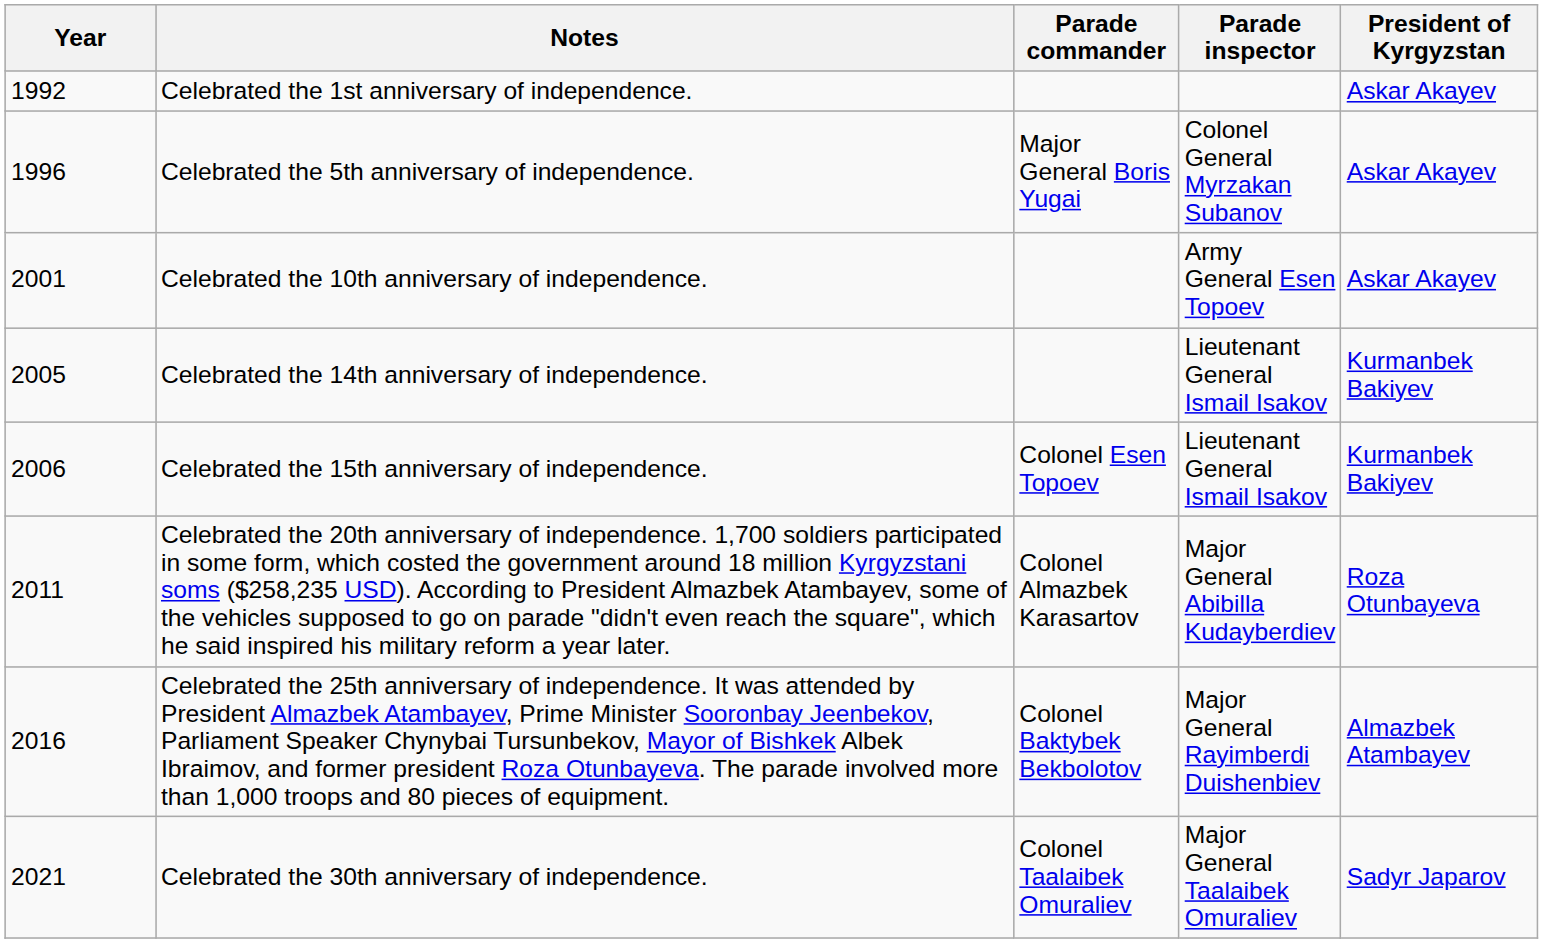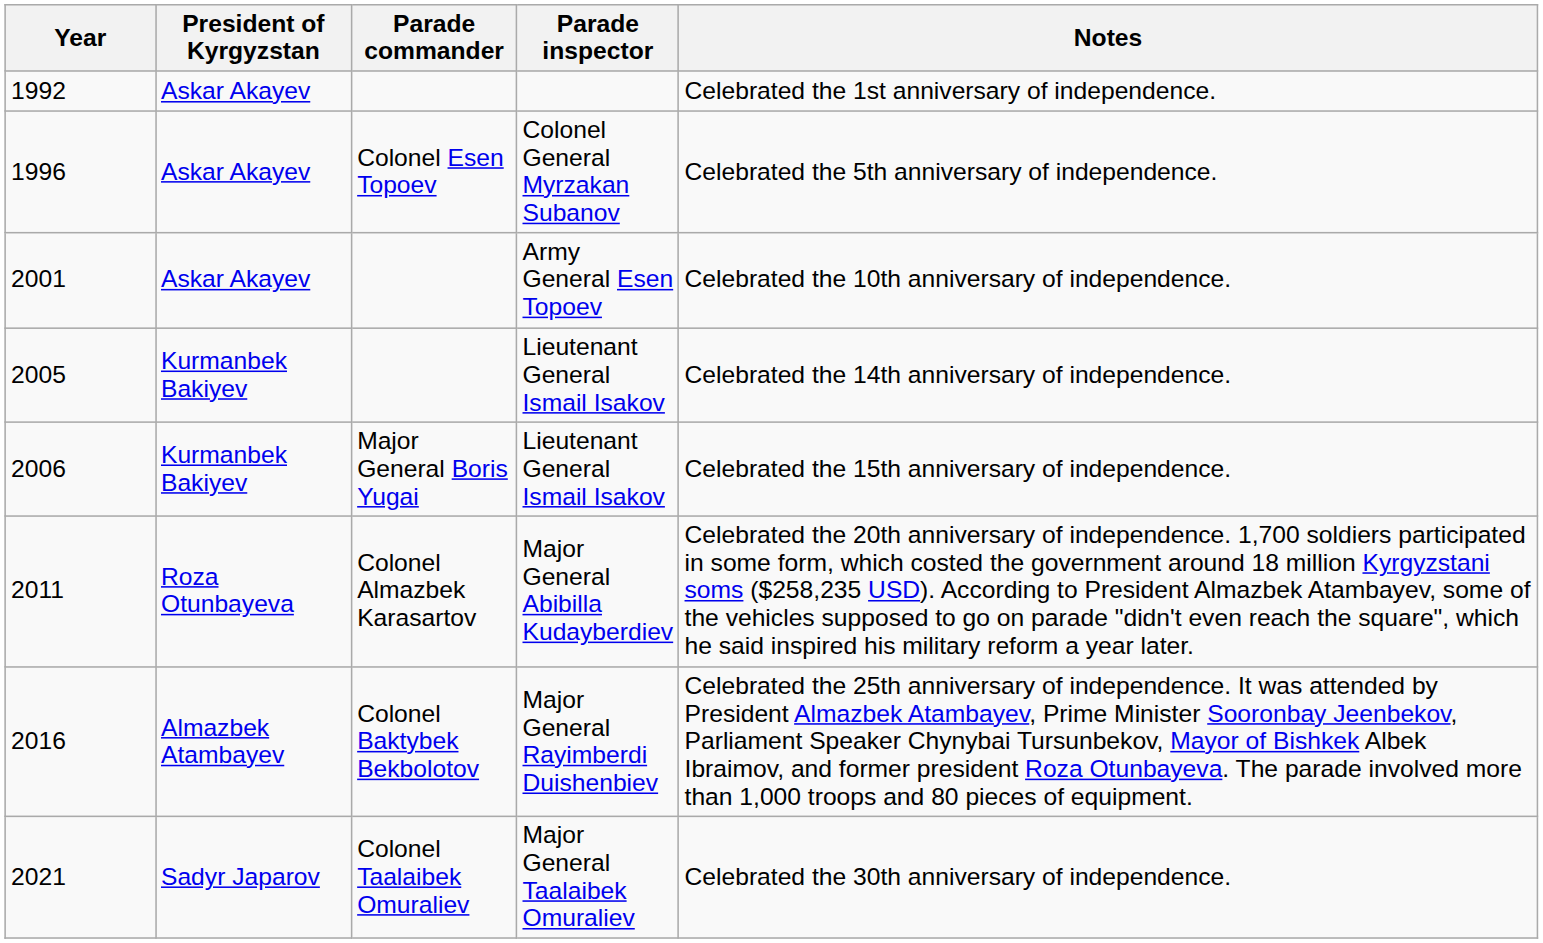columns swapped: (1439, 37) <-> (584, 37)
(1095, 171) Major General Boris Yugai -> (430, 171) Colonel Esen Topoev
(1093, 468) Colonel Esen Topoev -> (432, 468) Major General Boris Yugai
